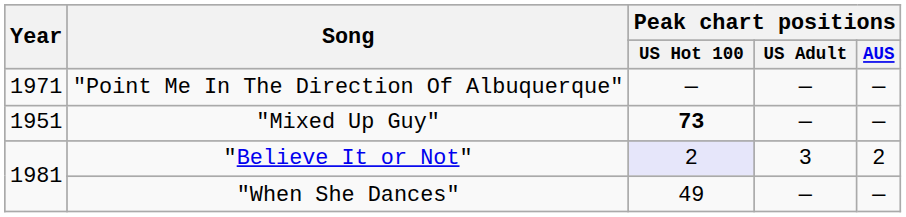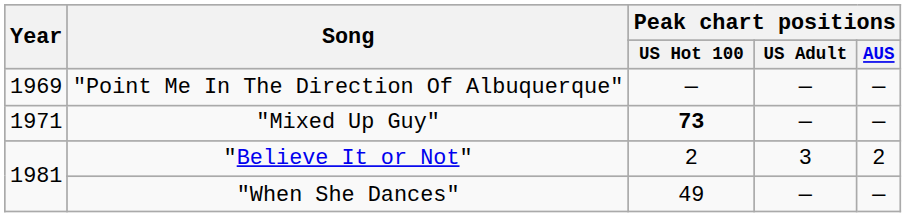(36, 87) 1971 -> (36, 87) 1969
(36, 123) 1951 -> (36, 123) 1971
(691, 158) lavender background -> (691, 158) no background
